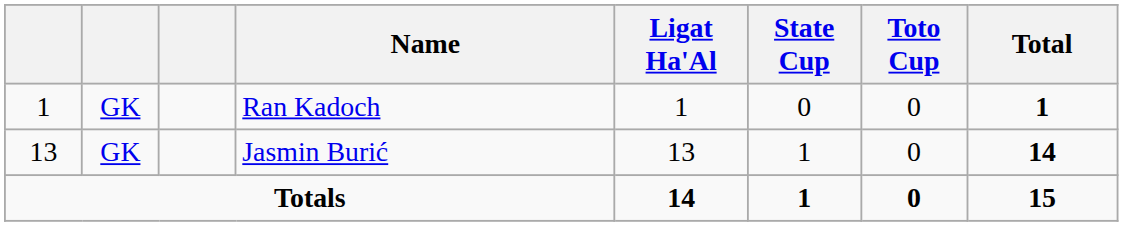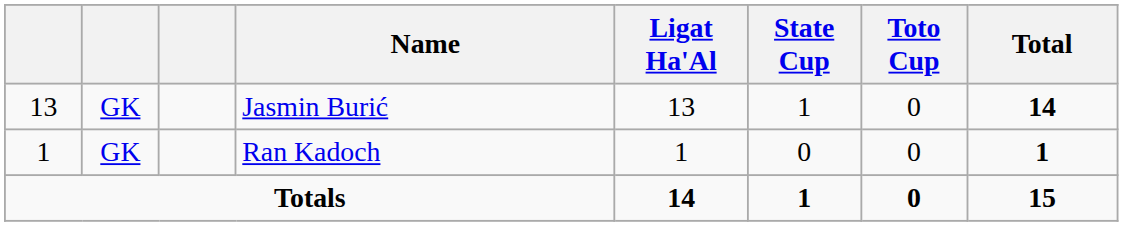rows swapped: (315, 152) <-> (311, 106)
